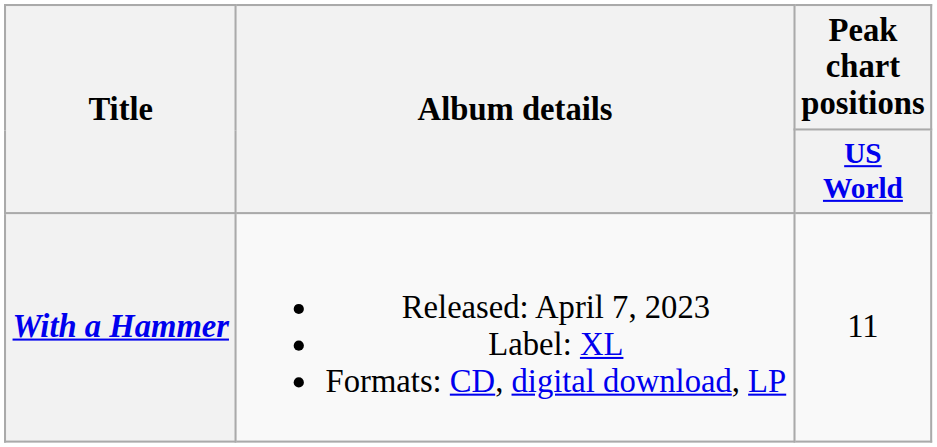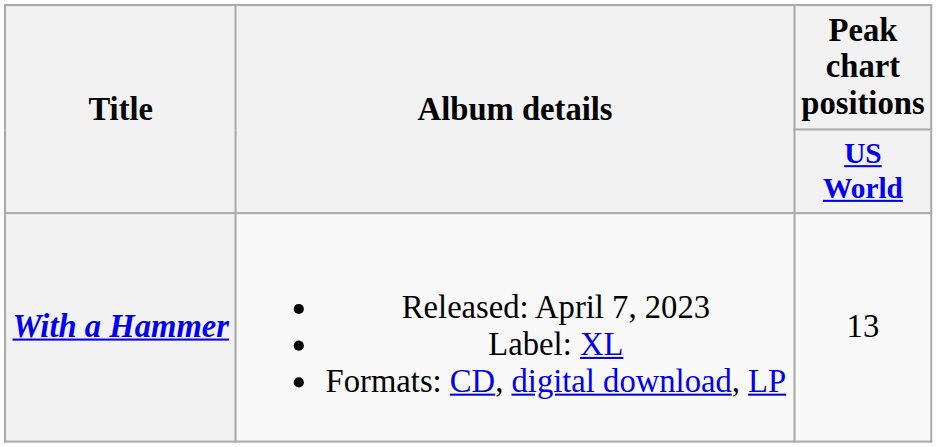(863, 326) 11 -> (863, 326) 13
